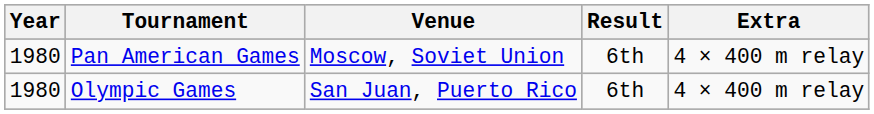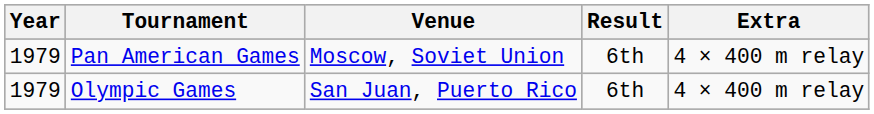(35, 57) 1980 -> (35, 57) 1979
(35, 91) 1980 -> (35, 91) 1979
